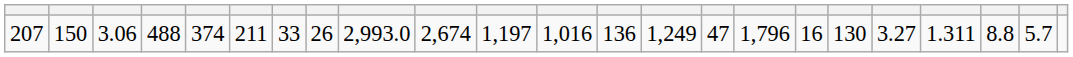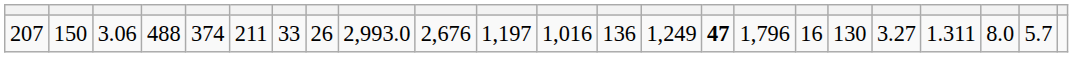(446, 33) 2,674 -> (446, 33) 2,676
(718, 33) normal -> (718, 33) bold
(1000, 33) 8.8 -> (1000, 33) 8.0
